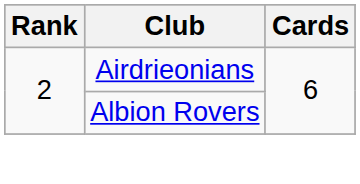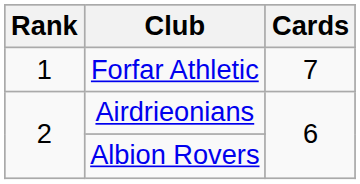+ row: (175, 69)
